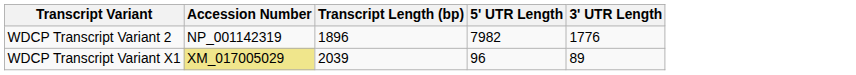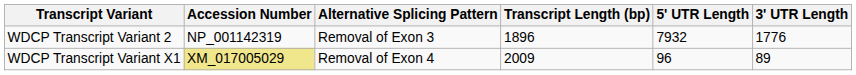+ column: (408, 15)
(486, 37) 7982 -> (672, 37) 7932
(333, 59) 2039 -> (519, 59) 2009
